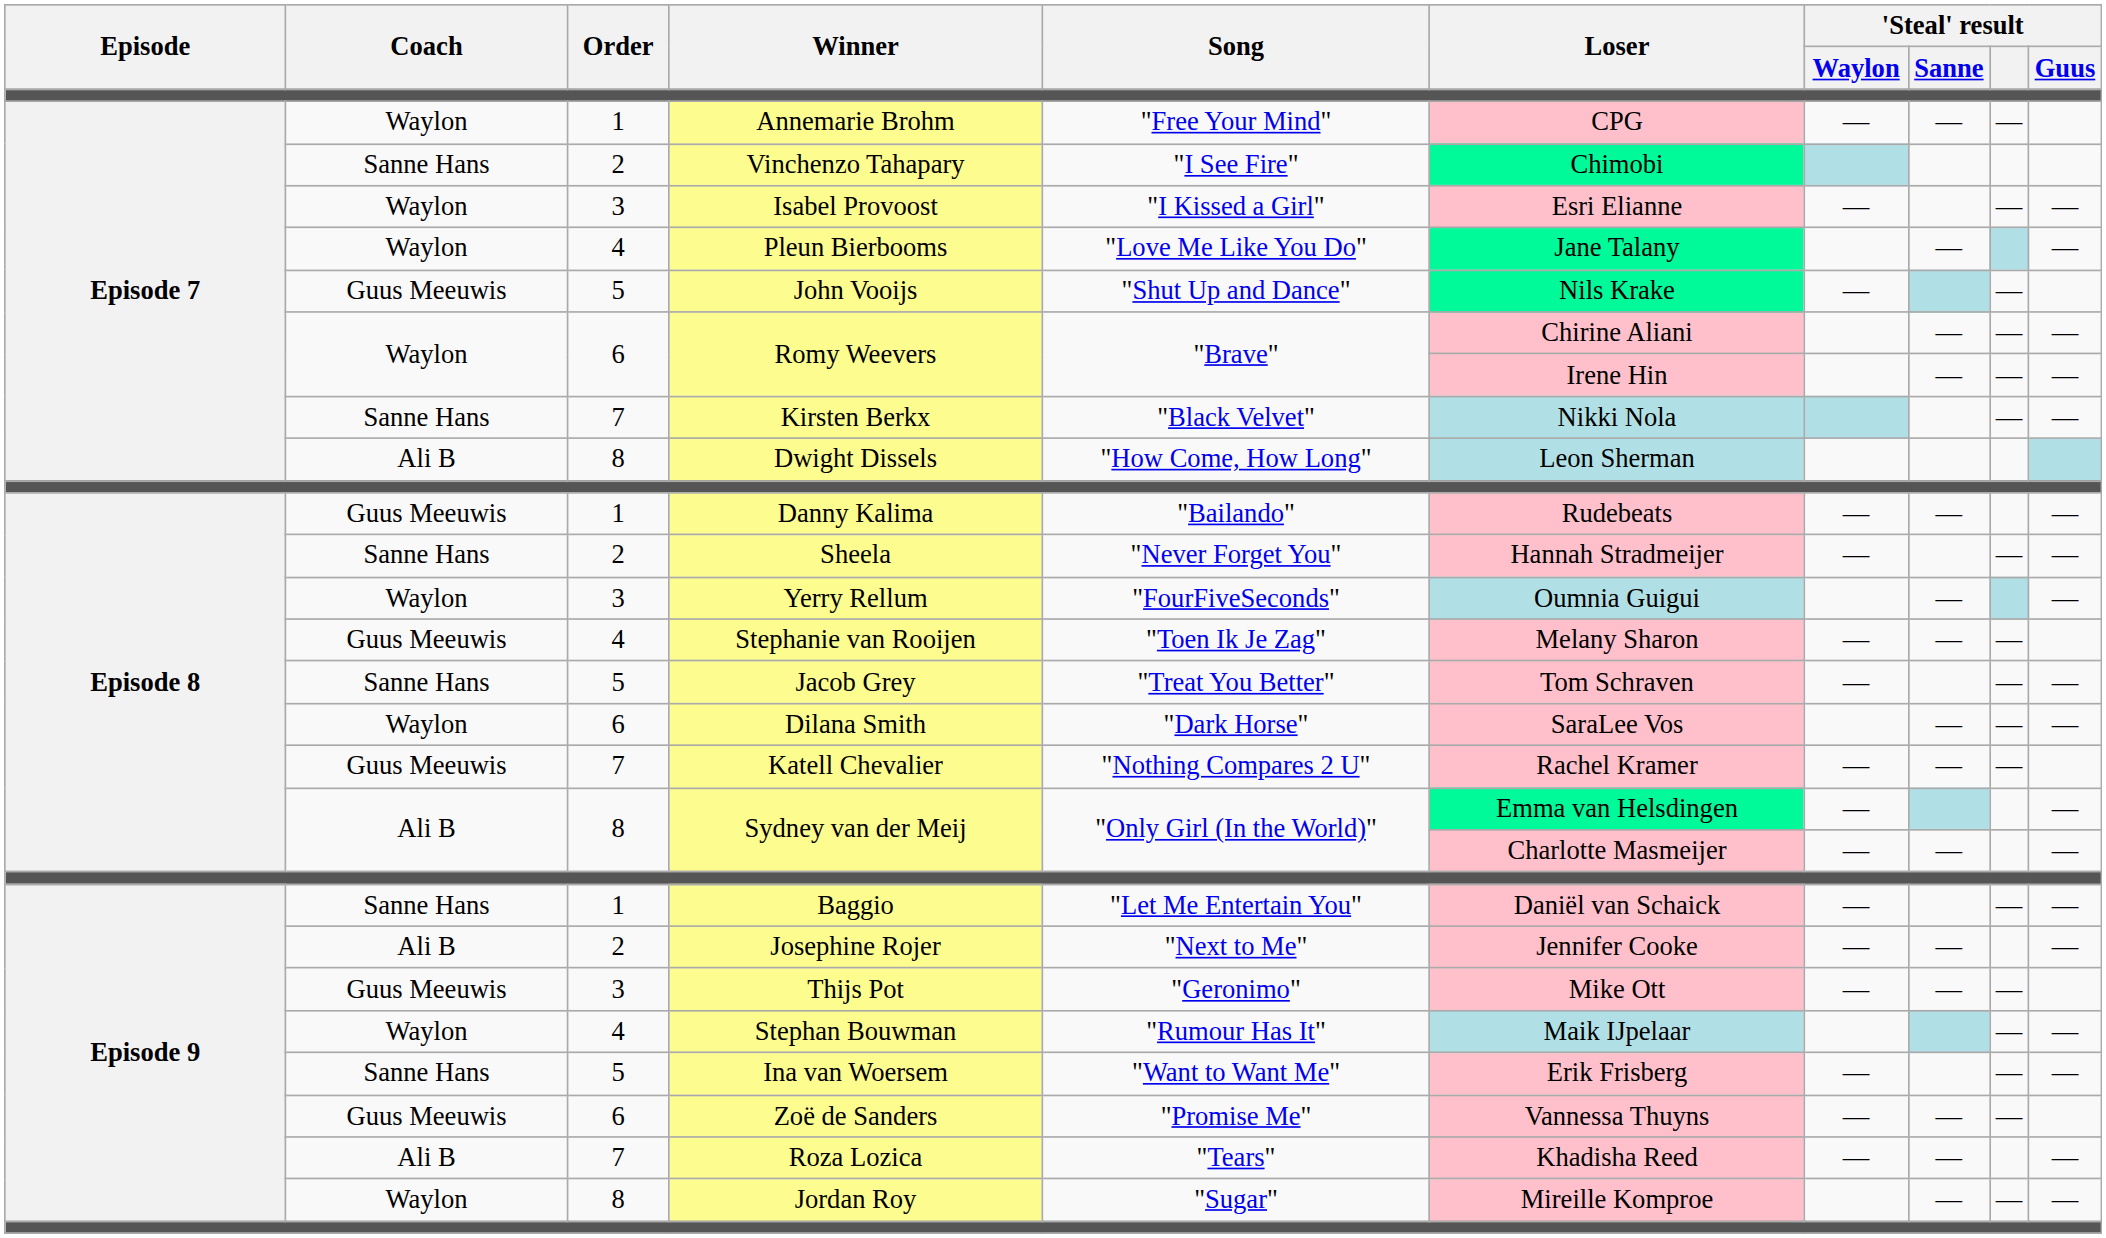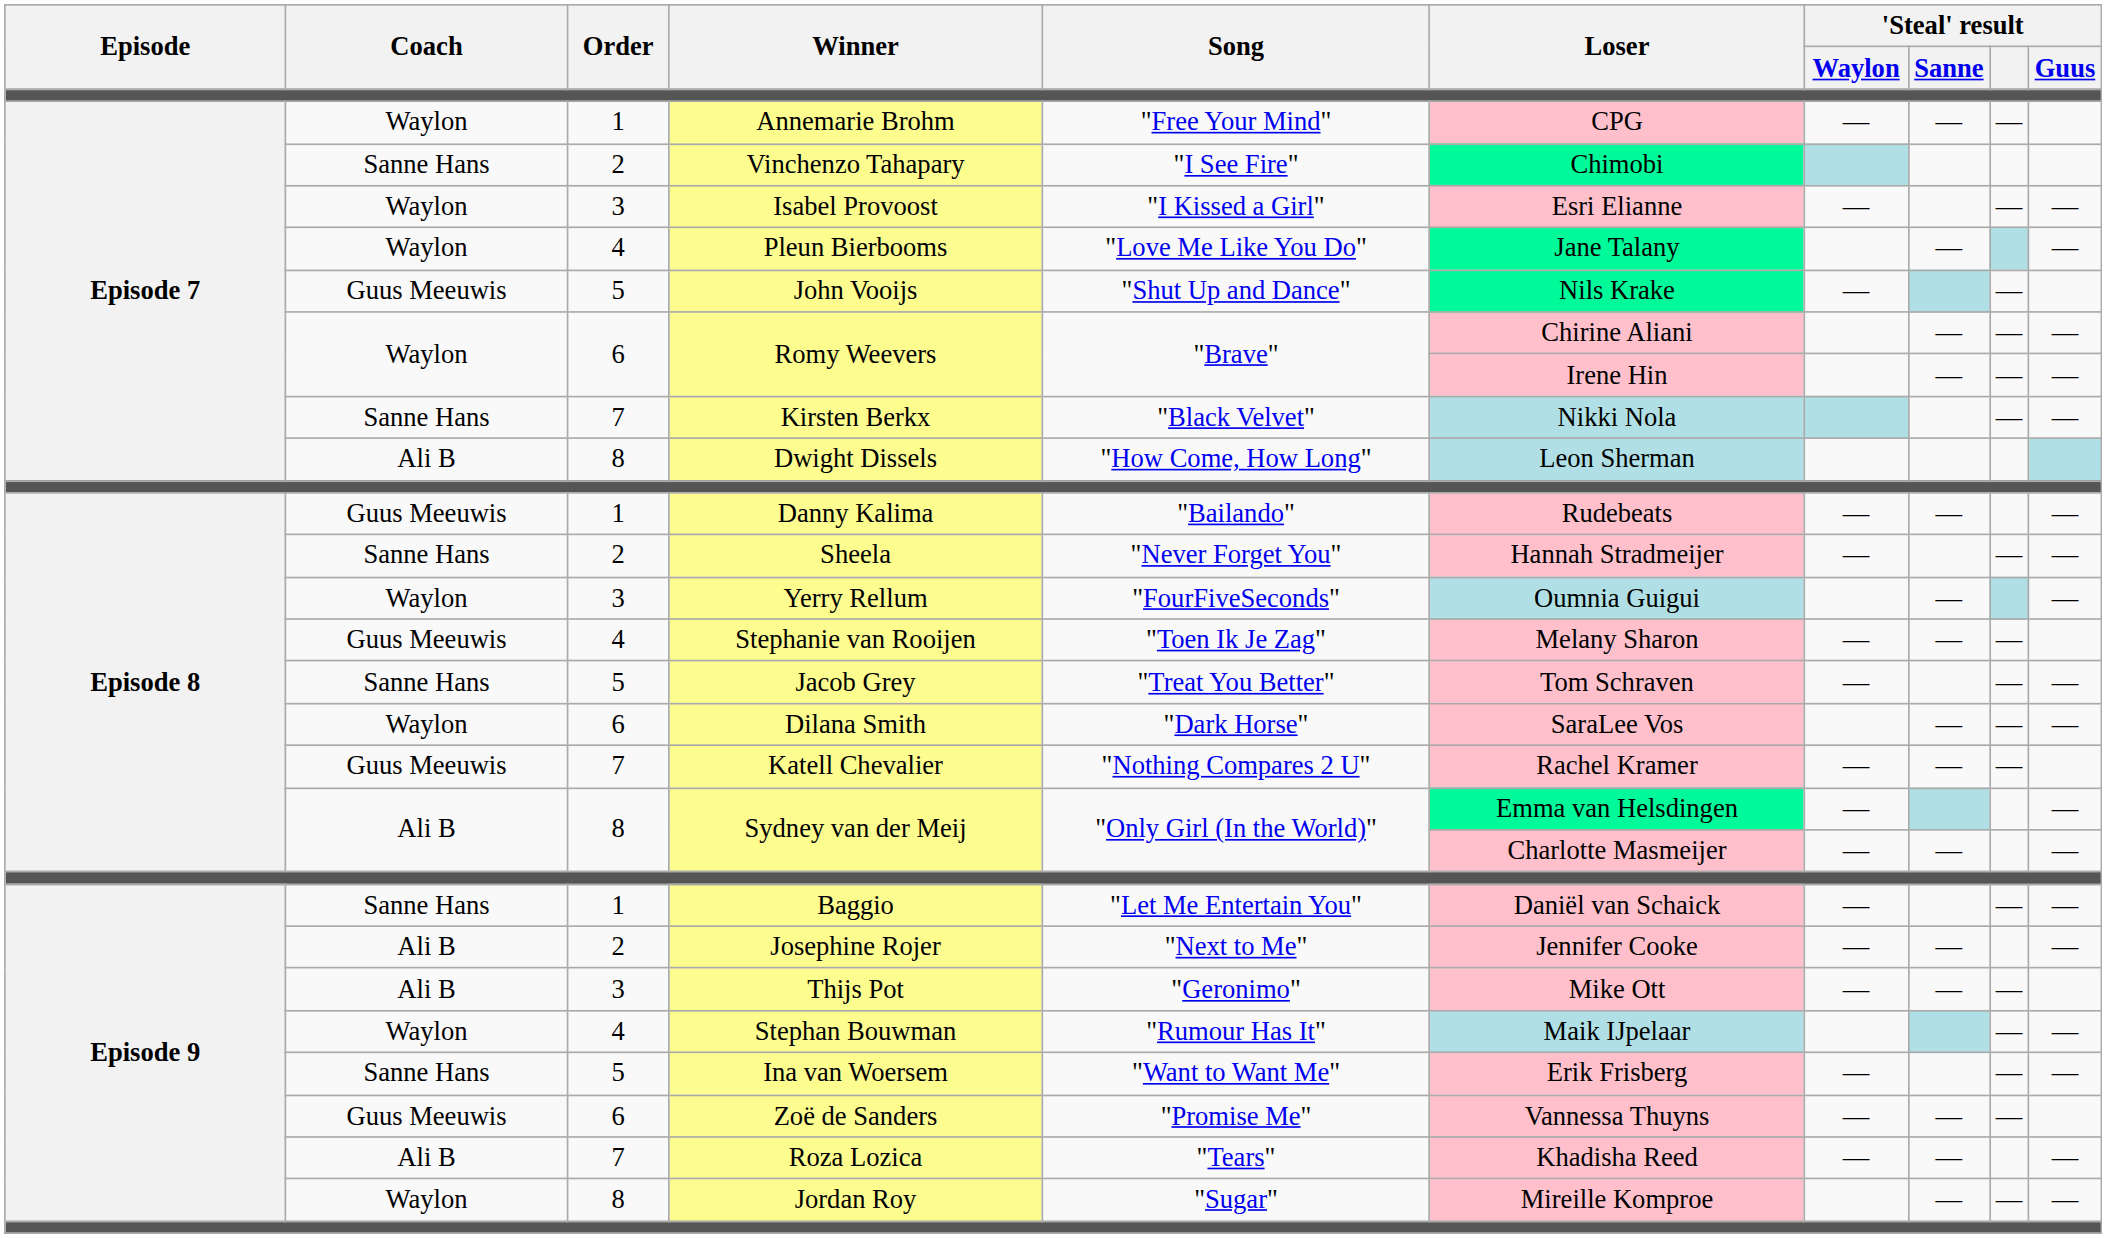(427, 988) Guus Meeuwis -> (427, 988) Ali B
